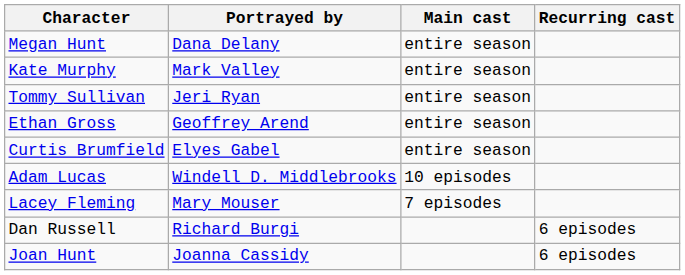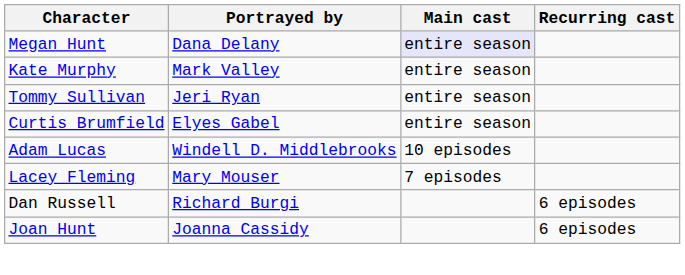(468, 44) no background -> (468, 44) lavender background
- row: (62, 124)
